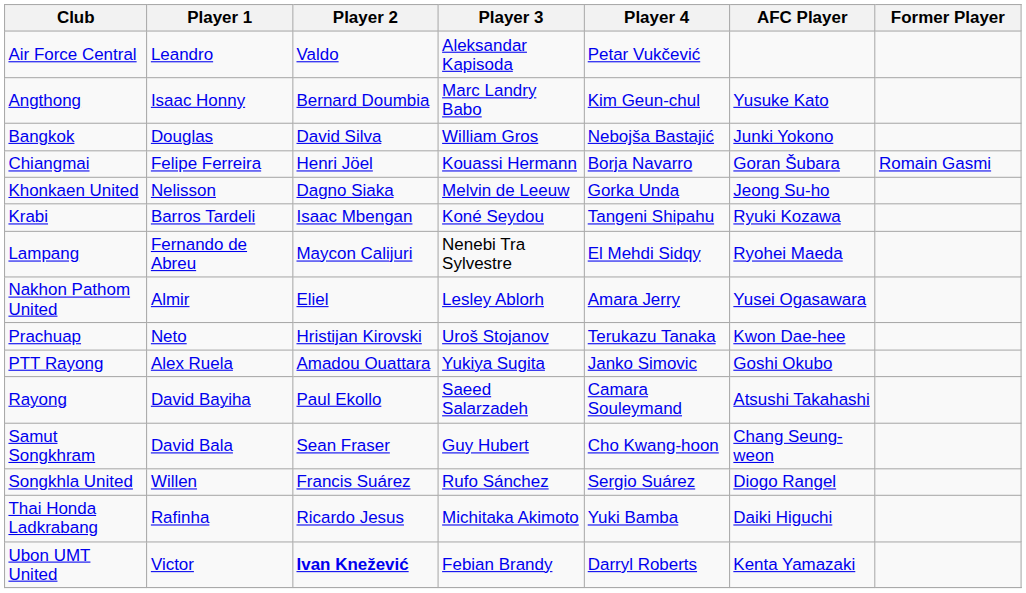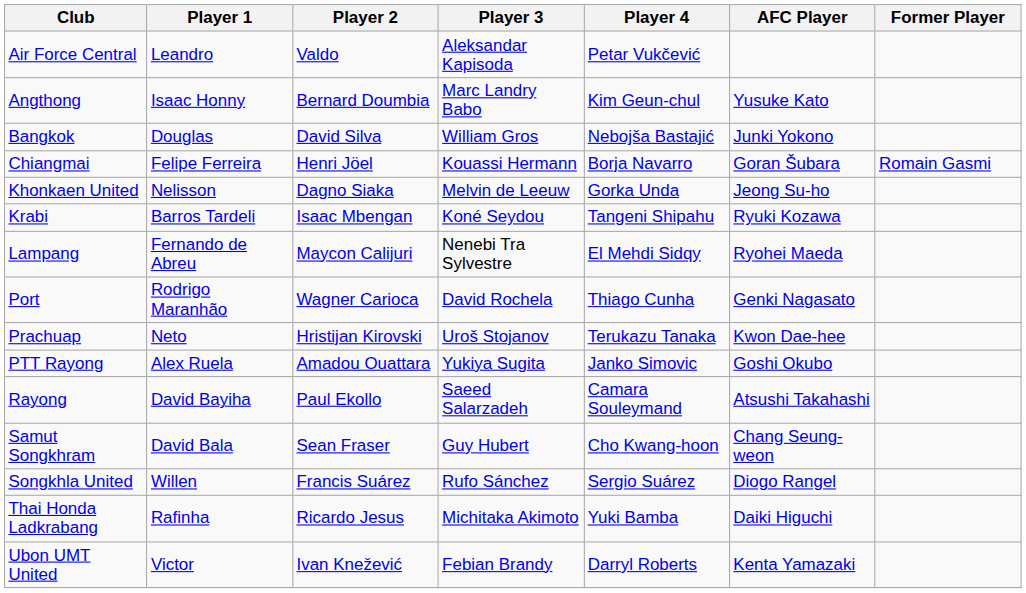- row: (69, 299)
+ row: (24, 299)
(353, 564) bold -> (349, 564) normal
